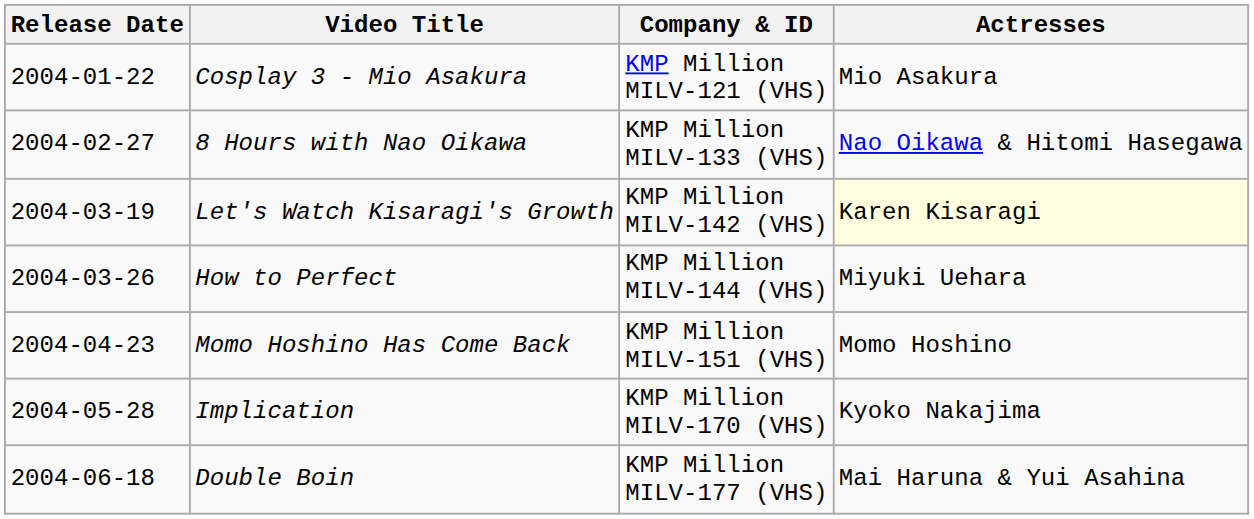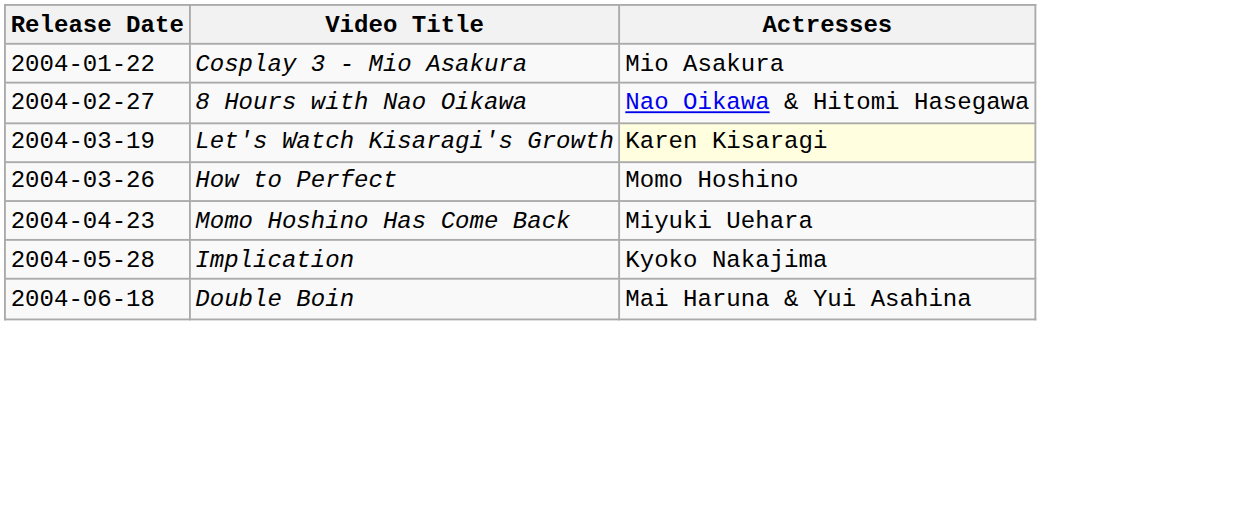- column: (726, 25)
(933, 278) Miyuki Uehara -> (712, 181) Momo Hoshino
(925, 345) Momo Hoshino -> (719, 221) Miyuki Uehara
